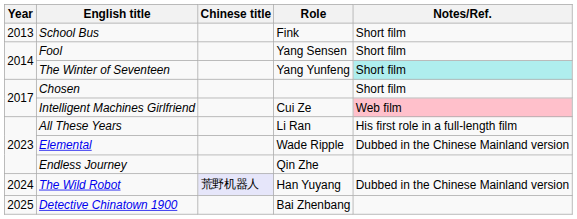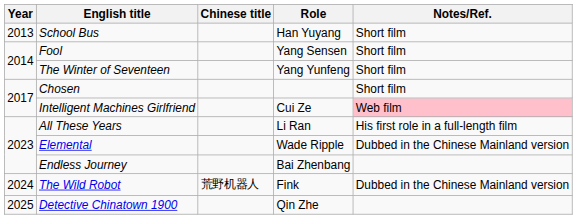(288, 33) Fink -> (309, 33) Han Yuyang
(381, 70) paleturquoise background -> (381, 70) no background
(298, 164) Qin Zhe -> (313, 164) Bai Zhenbang
(230, 184) lavender background -> (230, 184) no background
(309, 184) Han Yuyang -> (288, 184) Fink
(313, 205) Bai Zhenbang -> (298, 205) Qin Zhe
